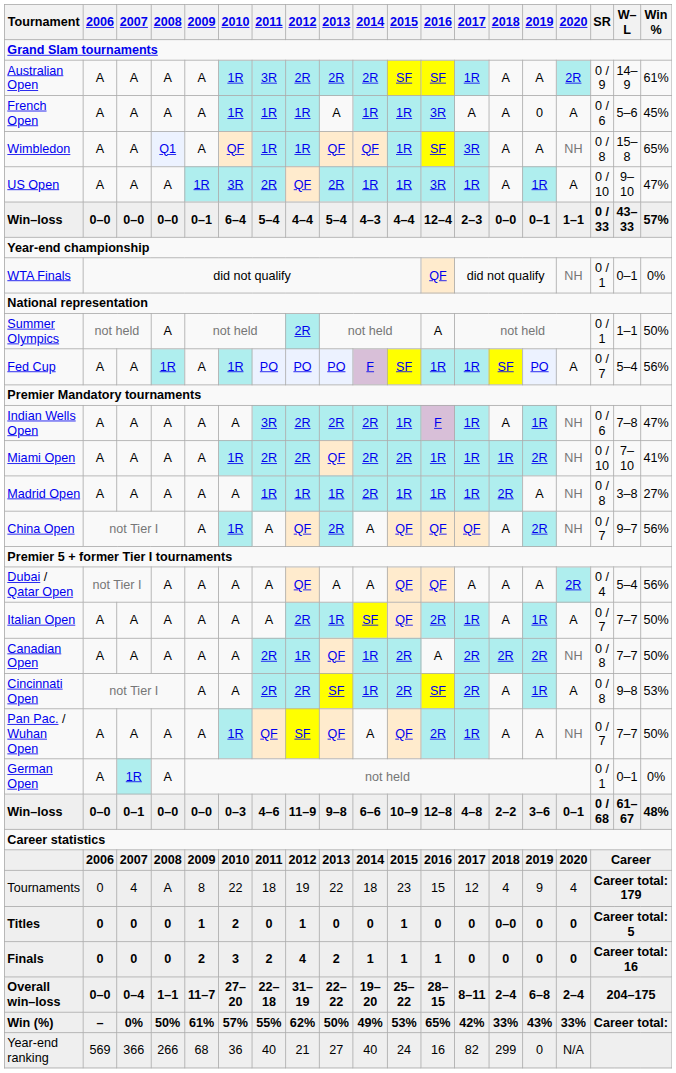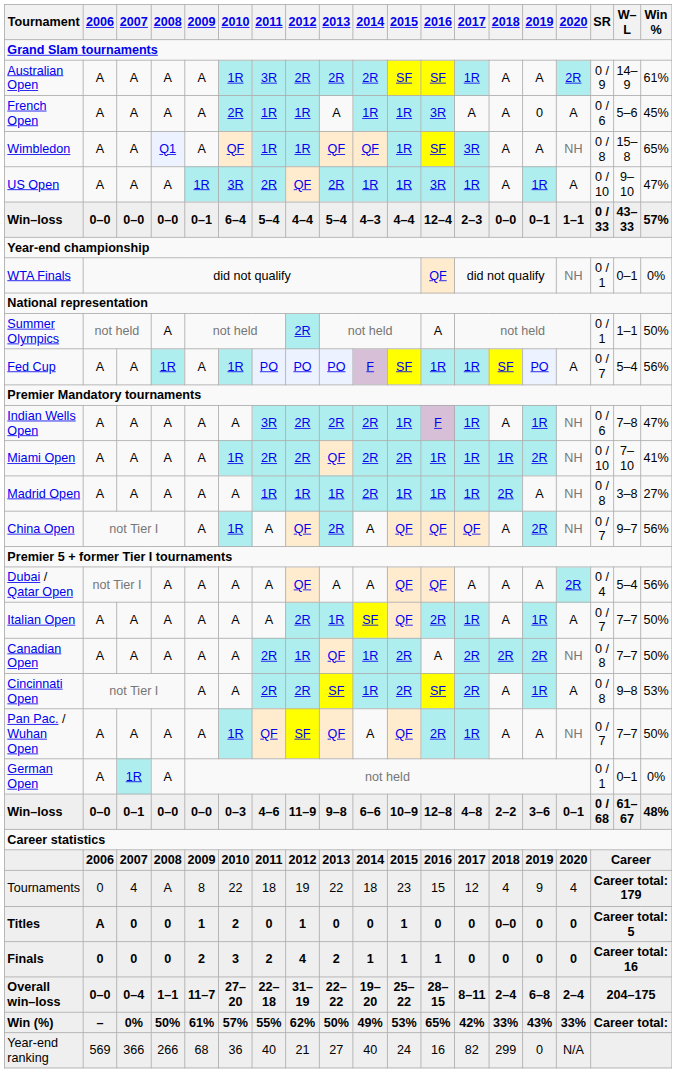(235, 113) 1R -> (235, 113) 2R
(100, 924) 0 -> (100, 924) A
